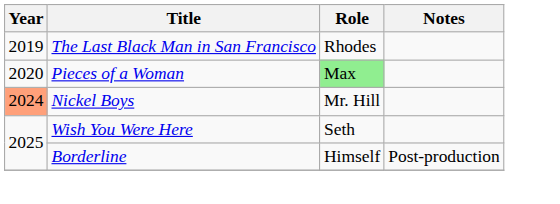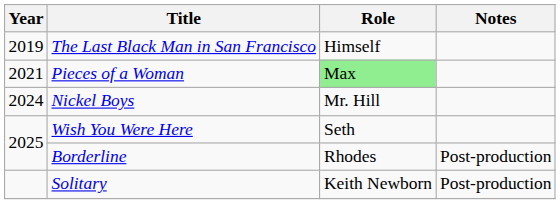(350, 45) Rhodes -> (352, 45) Himself
(26, 73) 2020 -> (26, 73) 2021
(26, 101) lightsalmon background -> (26, 101) no background
(352, 156) Himself -> (350, 156) Rhodes
+ row: (79, 184)
